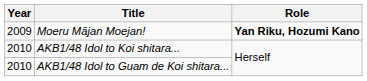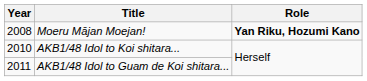(19, 31) 2009 -> (19, 31) 2008
(19, 66) 2010 -> (19, 66) 2011
